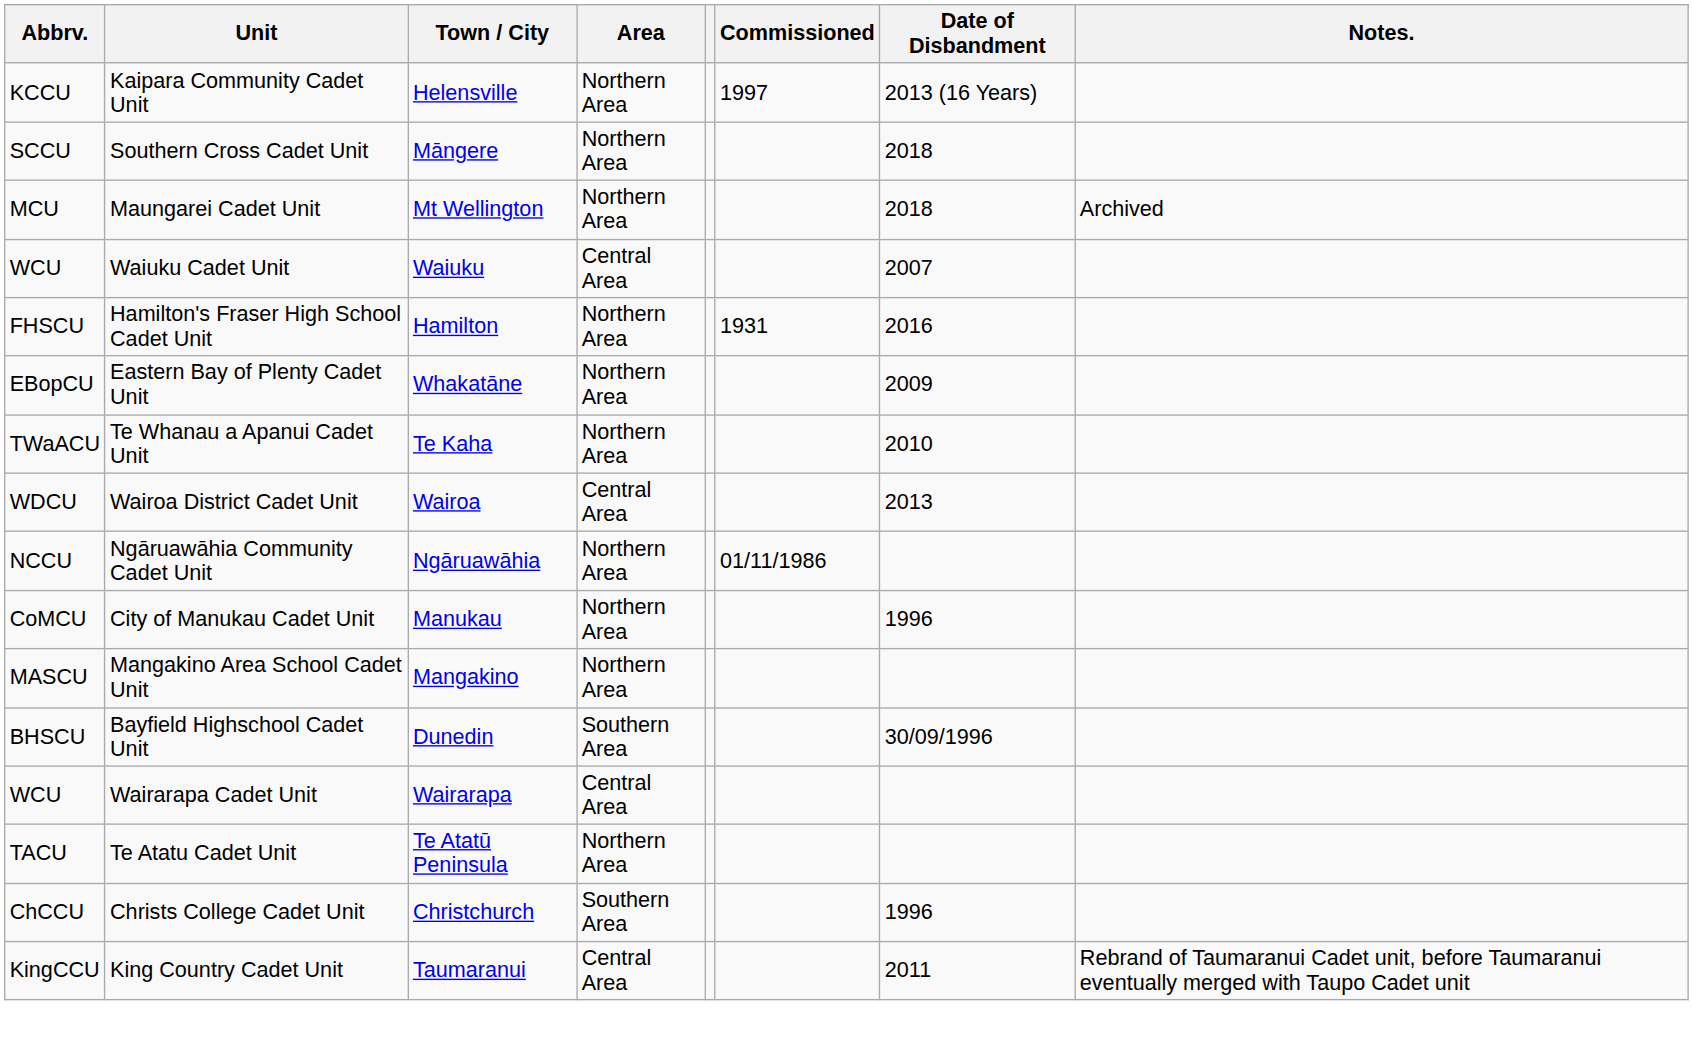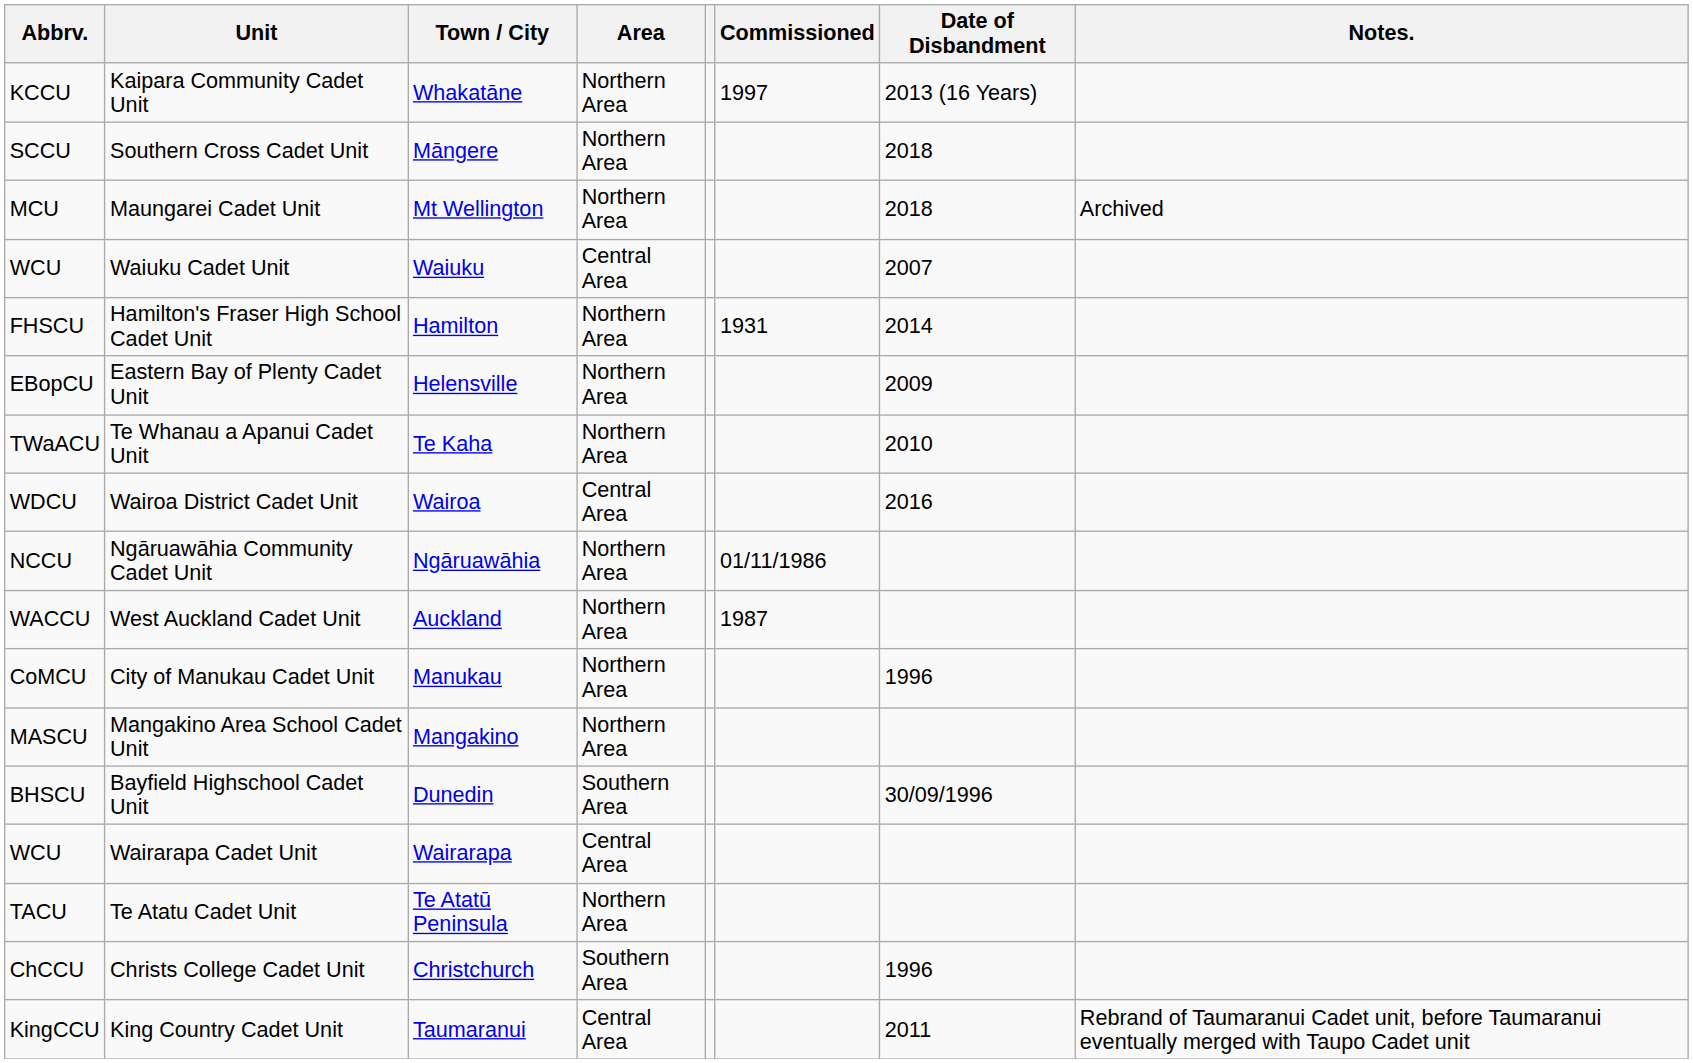(465, 92) Helensville -> (468, 92) Whakatāne
(909, 326) 2016 -> (909, 326) 2014
(468, 385) Whakatāne -> (465, 385) Helensville
(909, 502) 2013 -> (909, 502) 2016
+ row: (235, 619)
